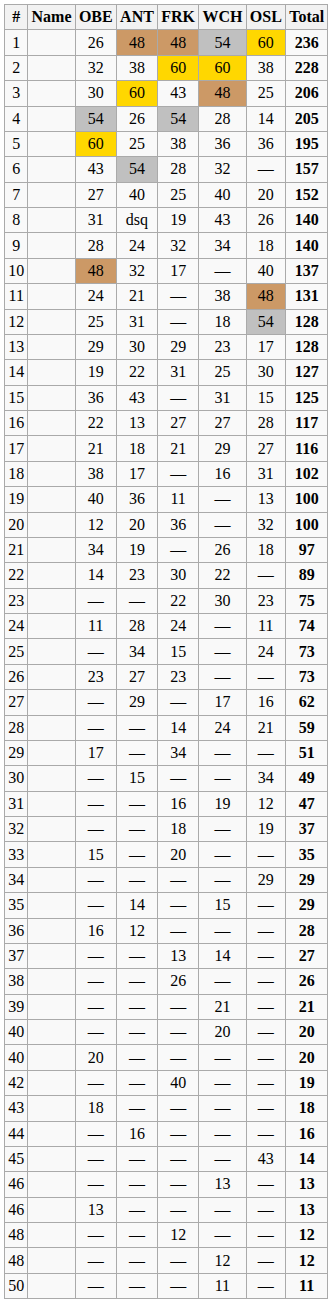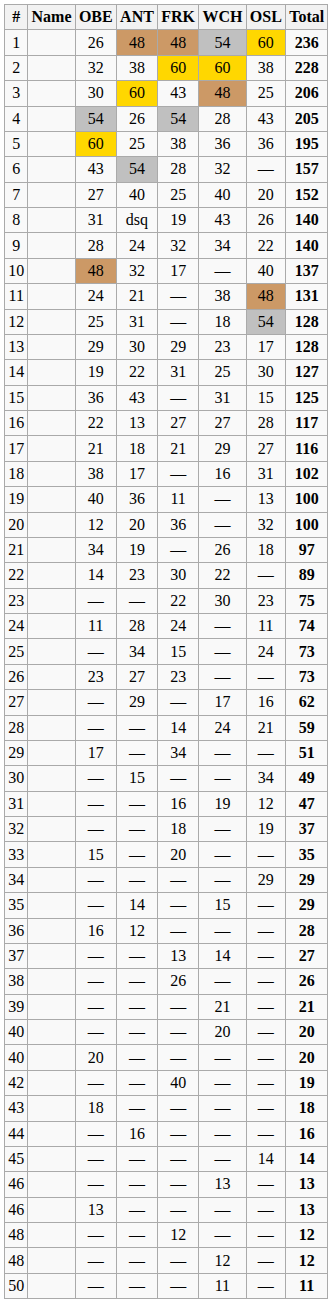(266, 118) 14 -> (266, 118) 43
(266, 245) 18 -> (266, 245) 22
(266, 1159) 43 -> (266, 1159) 14
